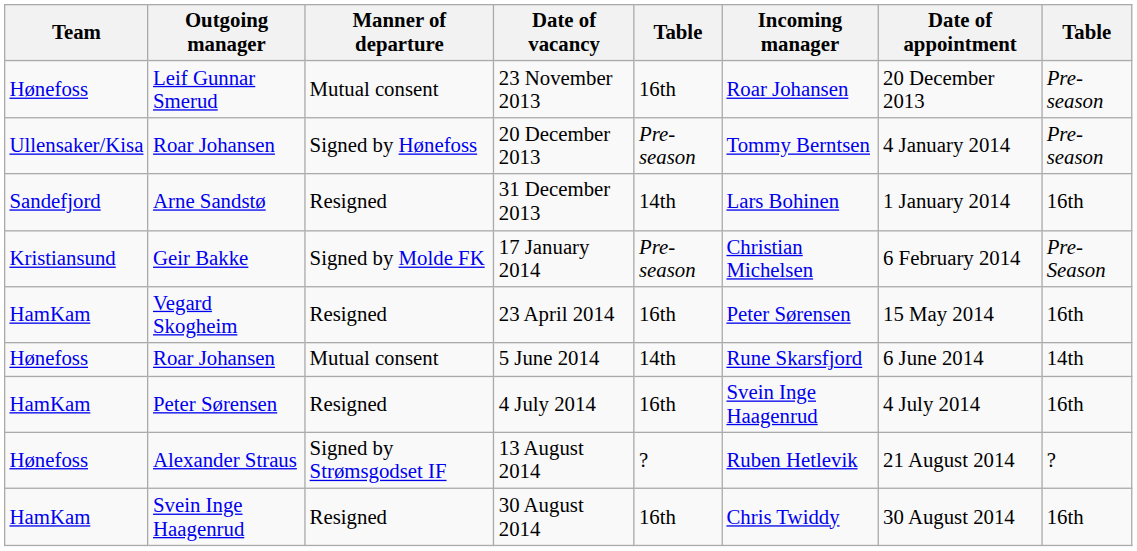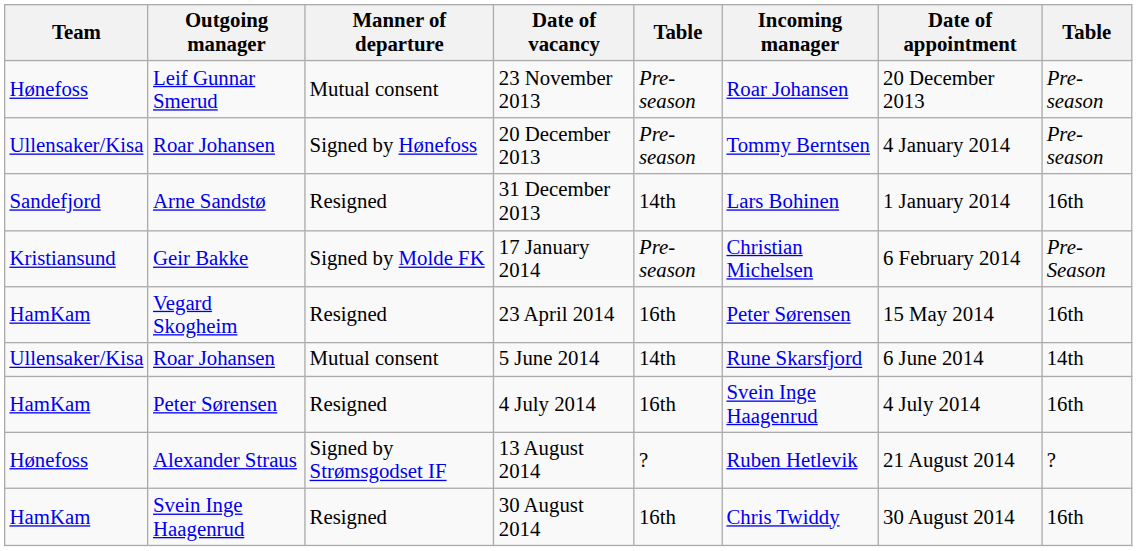(657, 89) 16th -> (667, 89) Pre-season
(49, 359) Hønefoss -> (76, 359) Ullensaker/Kisa
